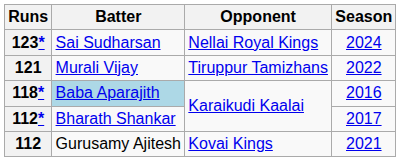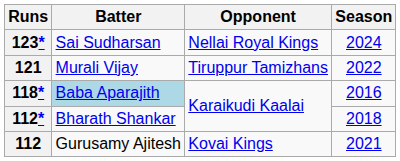(364, 118) 2017 -> (364, 118) 2018
